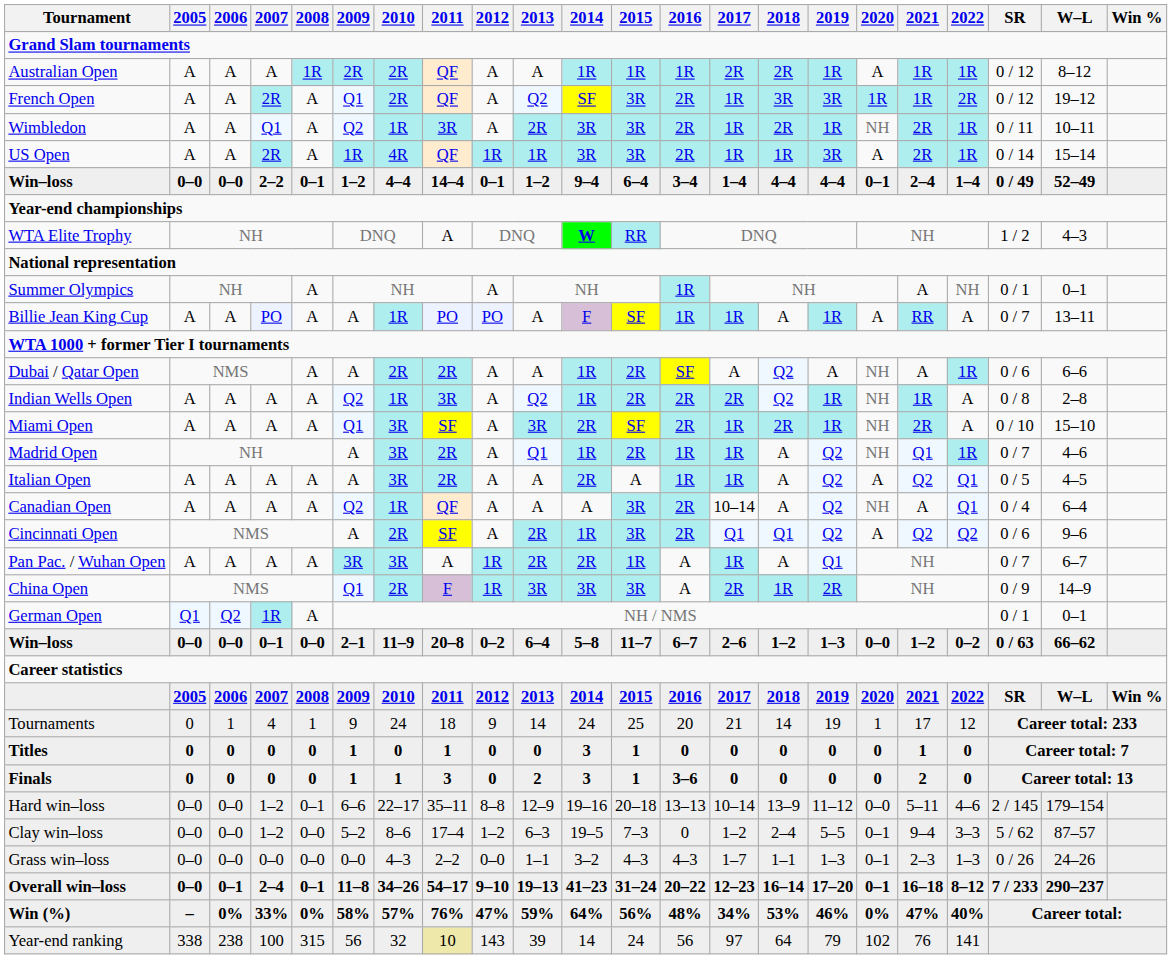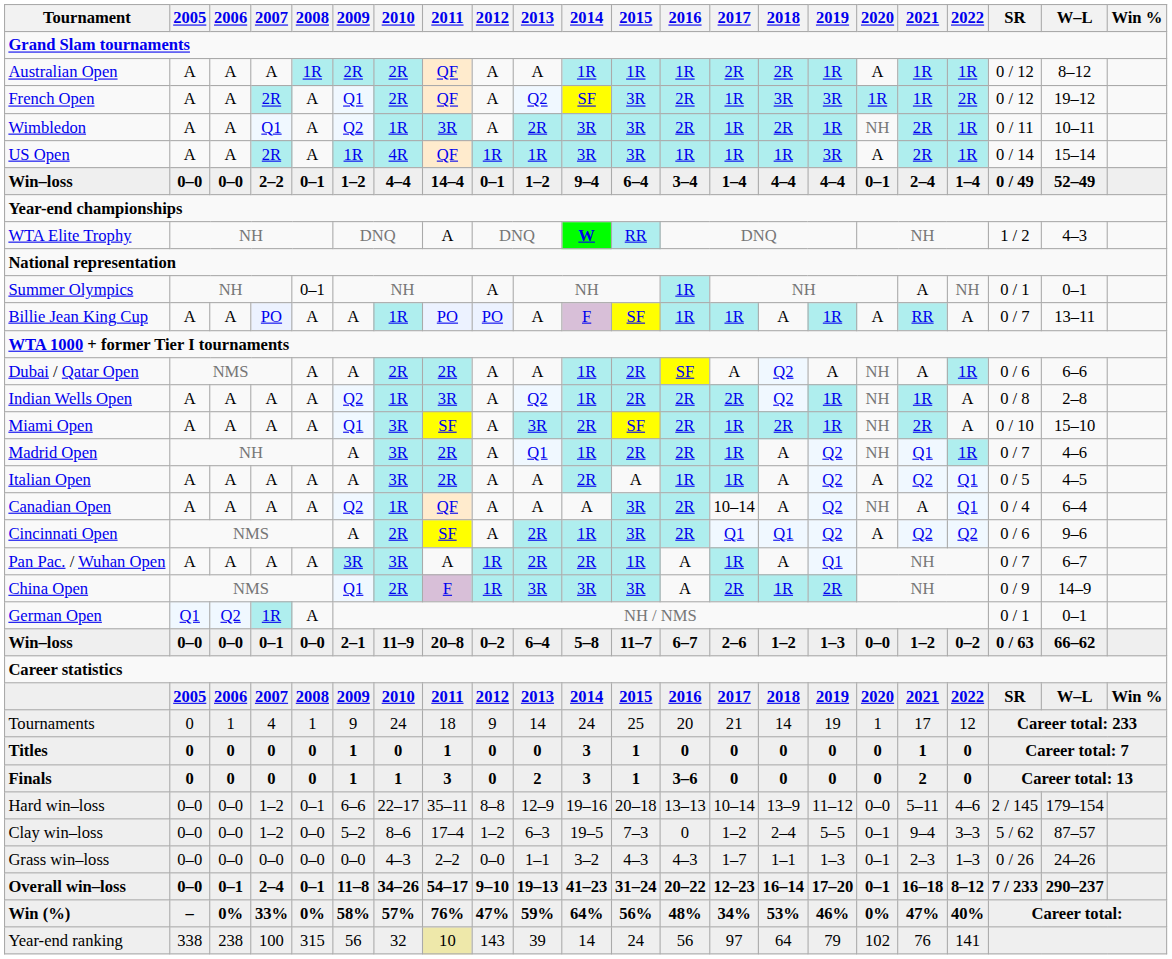(685, 154) 2R -> (685, 154) 1R
(312, 289) A -> (312, 289) 0–1
(685, 452) 1R -> (685, 452) 2R
